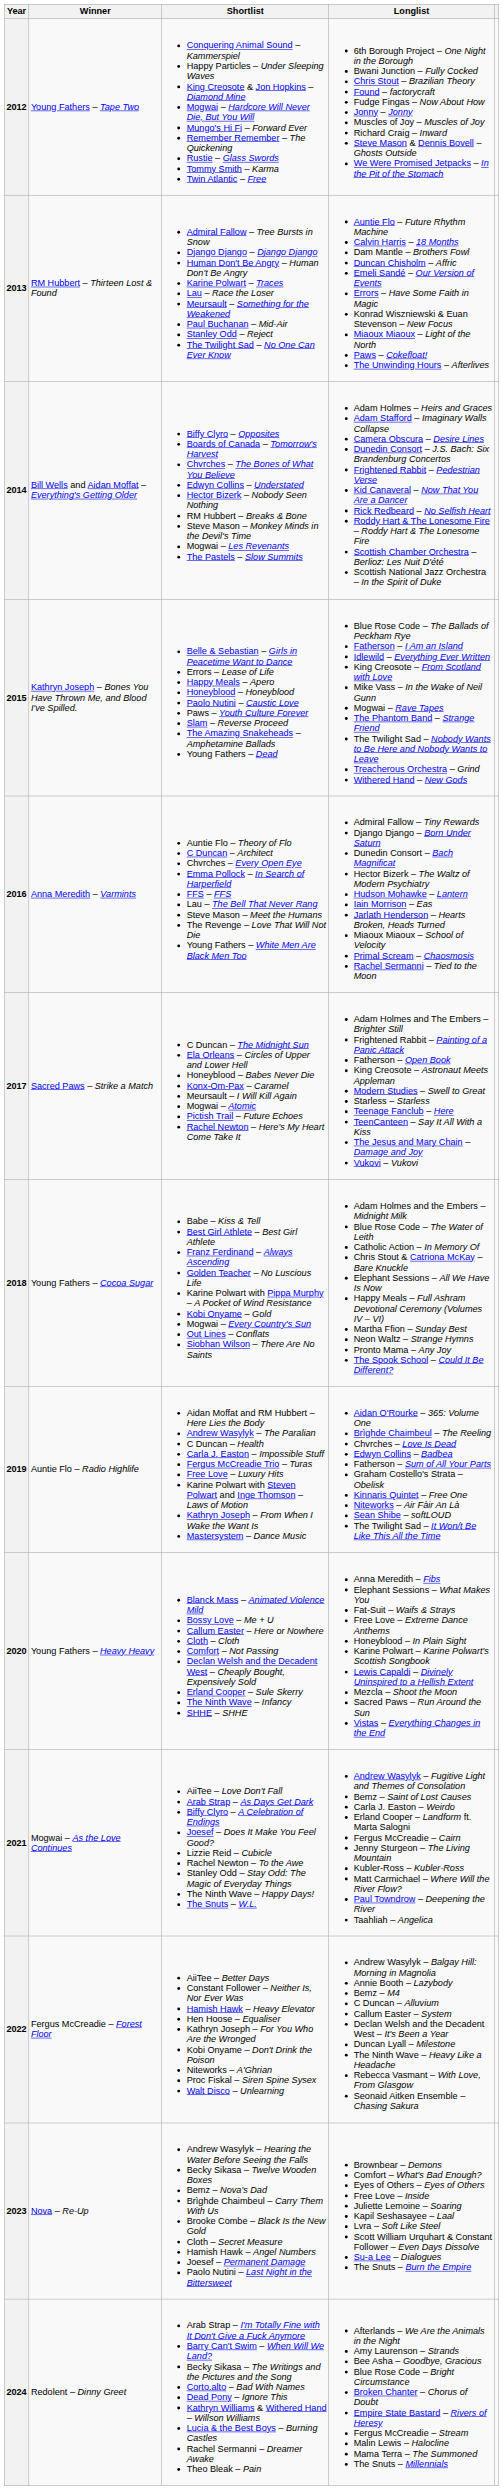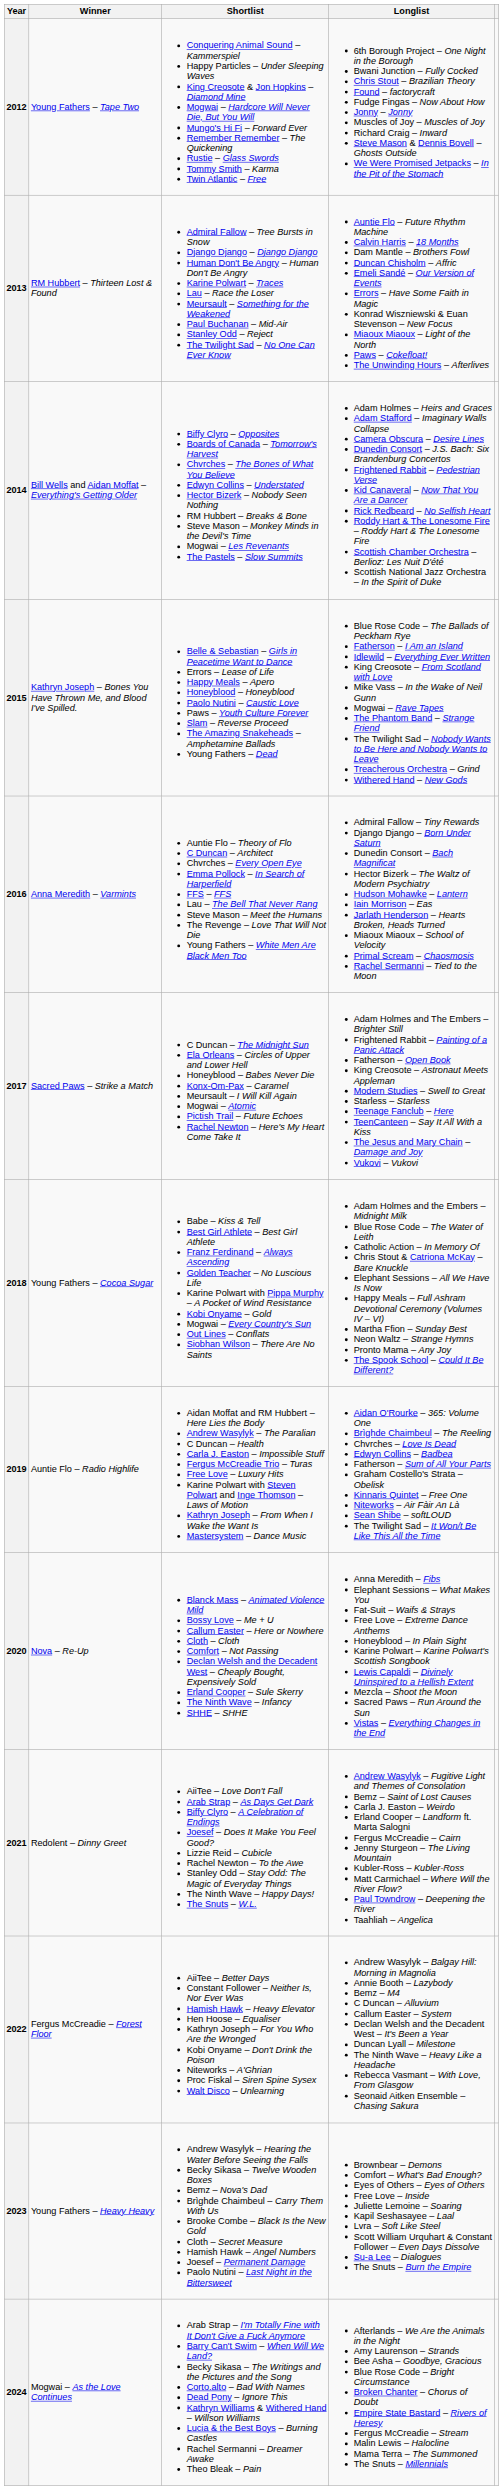(93, 1651) Young Fathers – Heavy Heavy -> (60, 1651) Nova – Re-Up
(76, 1842) Mogwai – As the Love Continues -> (79, 1842) Redolent – Dinny Greet
(60, 2211) Nova – Re-Up -> (93, 2211) Young Fathers – Heavy Heavy
(79, 2392) Redolent – Dinny Greet -> (76, 2392) Mogwai – As the Love Continues
